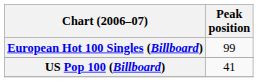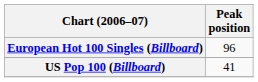(229, 47) 99 -> (229, 47) 96
